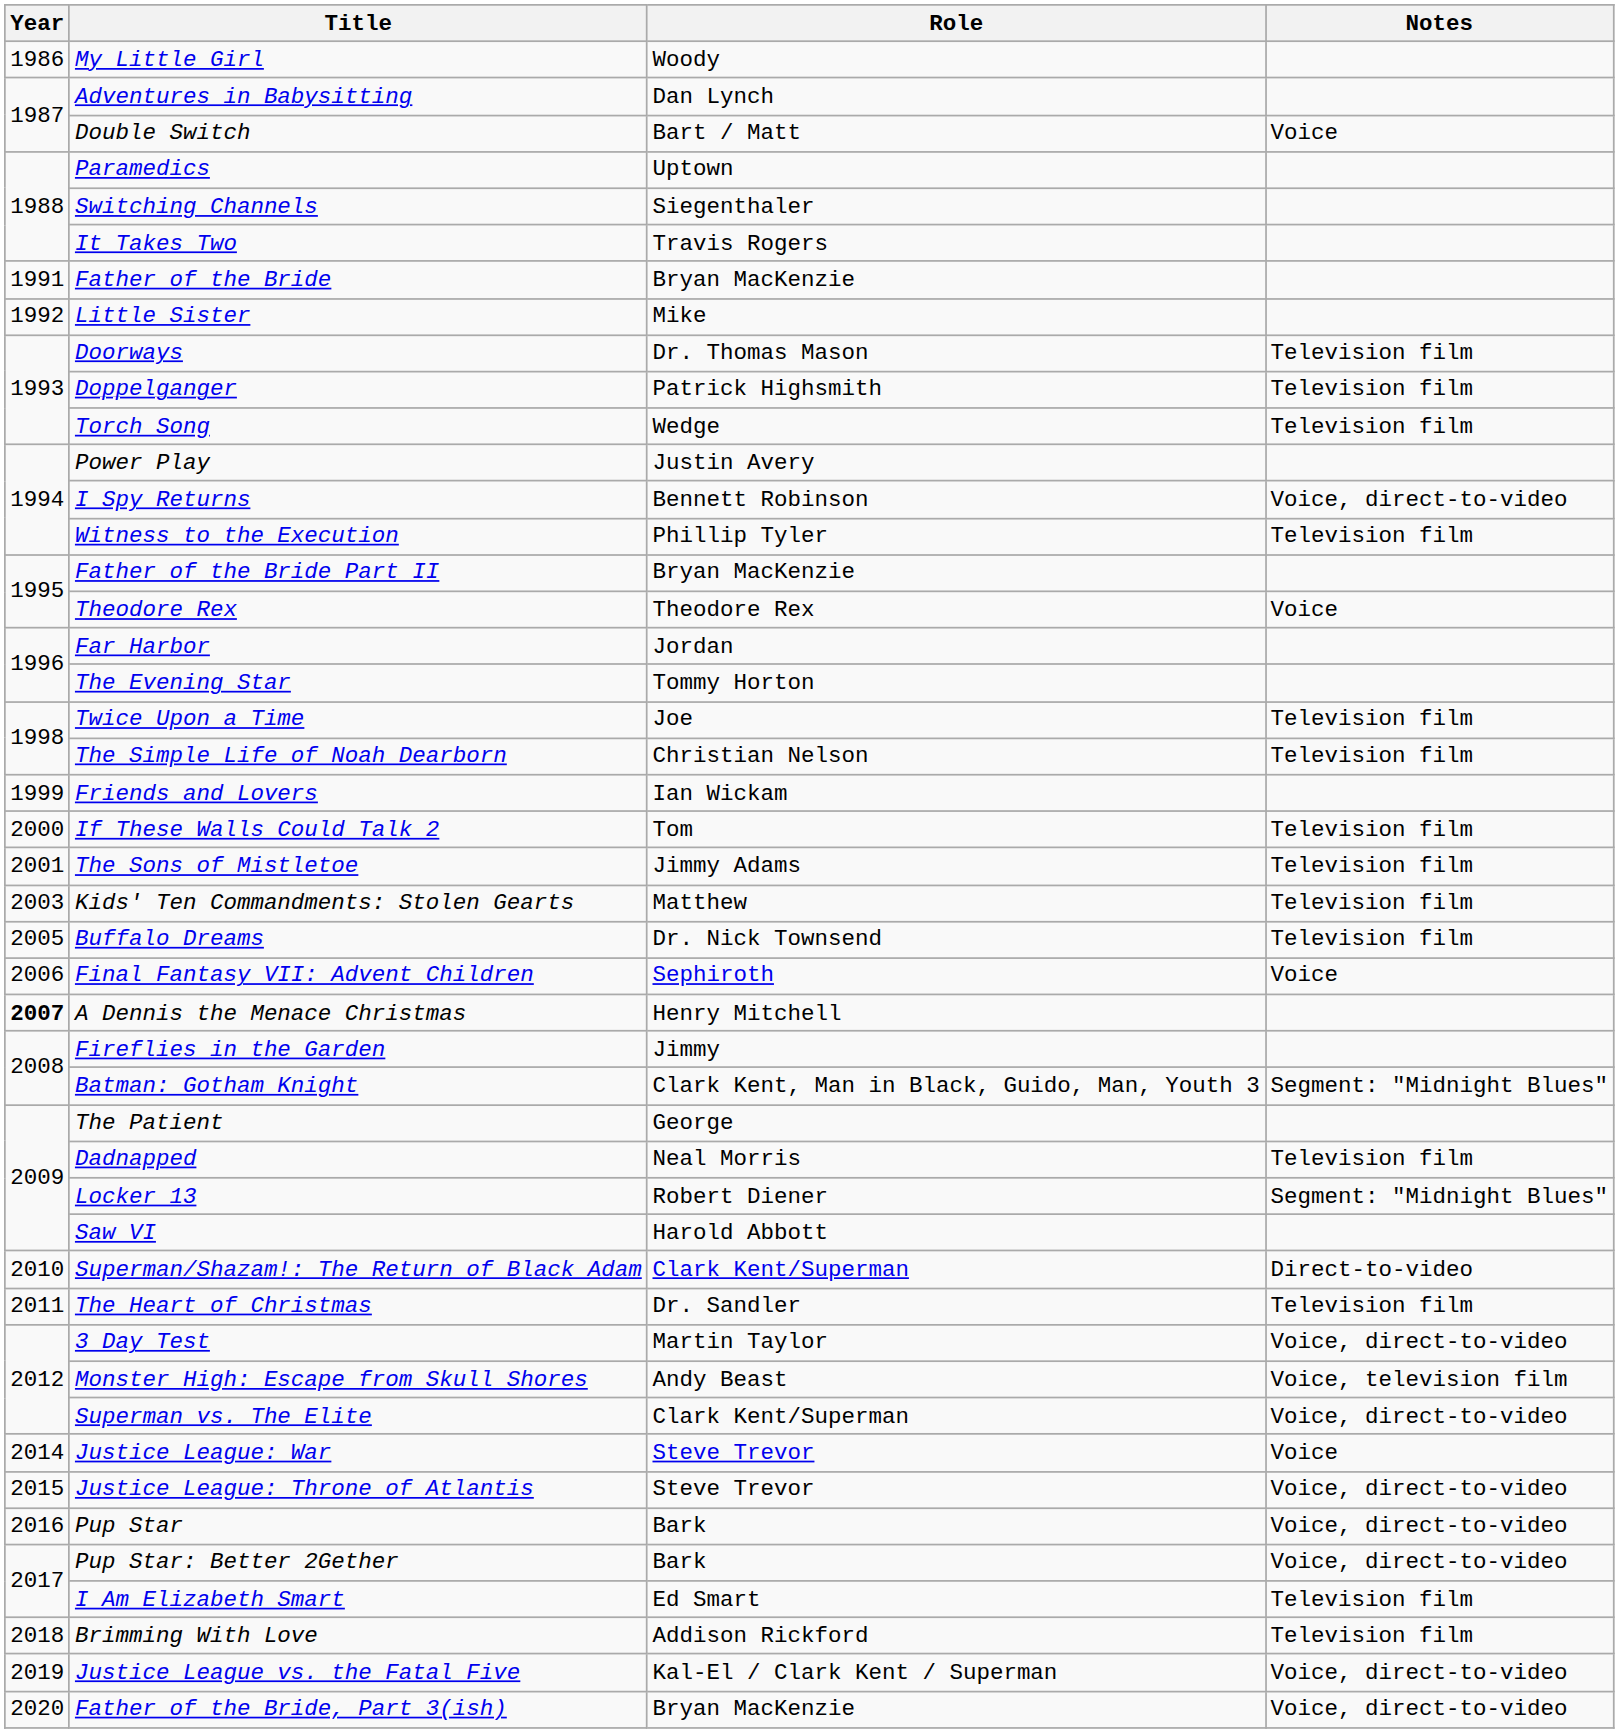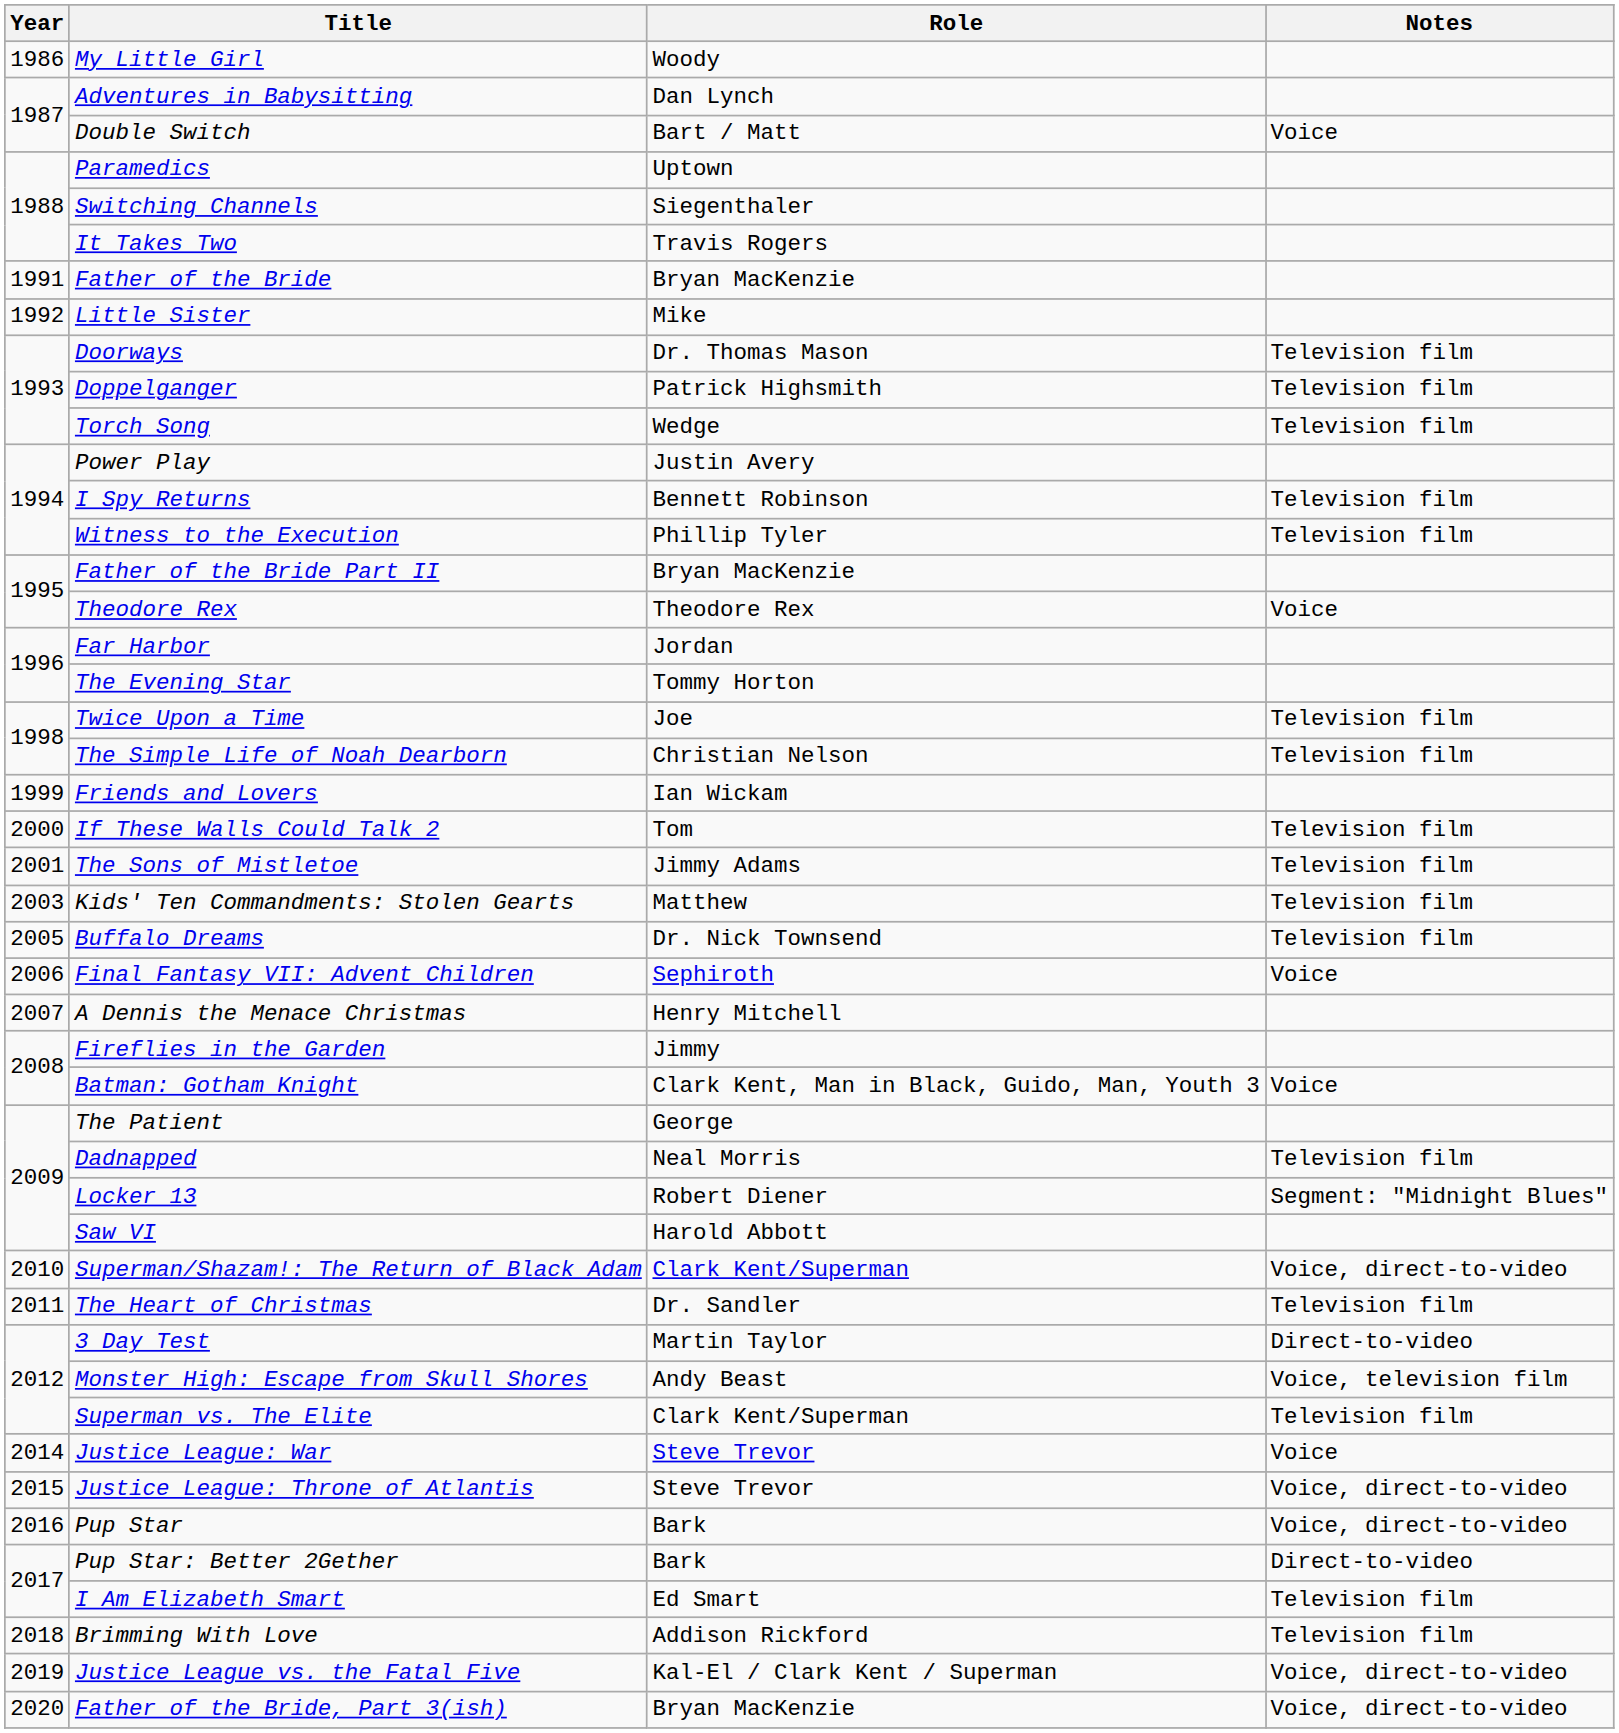(1419, 500) Voice, direct-to-video -> (1372, 500) Television film
(37, 1013) bold -> (37, 1013) normal
(1439, 1086) Segment: "Midnight Blues" -> (1304, 1086) Voice
(1372, 1269) Direct-to-video -> (1419, 1269) Voice, direct-to-video
(1419, 1343) Voice, direct-to-video -> (1372, 1343) Direct-to-video
(1419, 1416) Voice, direct-to-video -> (1372, 1416) Television film
(1419, 1563) Voice, direct-to-video -> (1372, 1563) Direct-to-video
